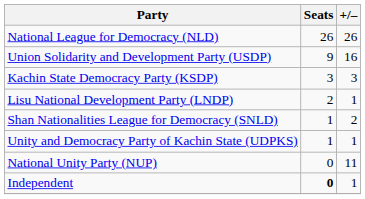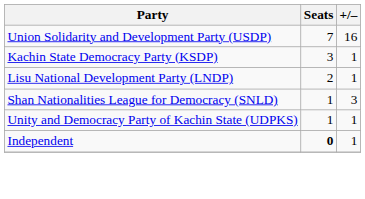- row: (113, 36)
(330, 57) 9 -> (330, 36) 7
(354, 78) 3 -> (354, 57) 1
(354, 120) 2 -> (354, 99) 3
- row: (82, 162)
